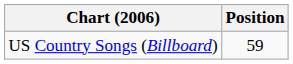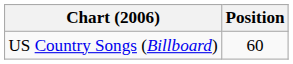(255, 45) 59 -> (255, 45) 60
